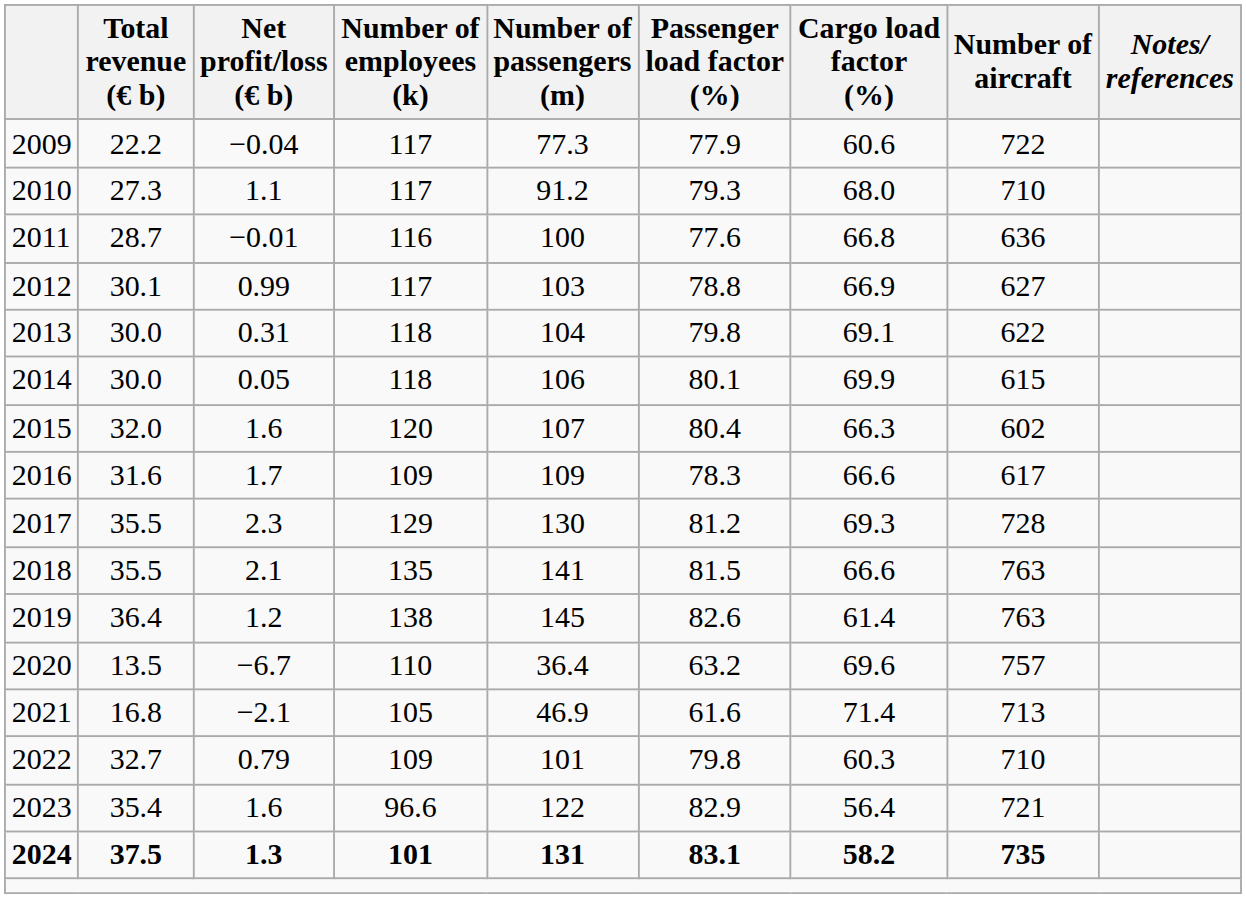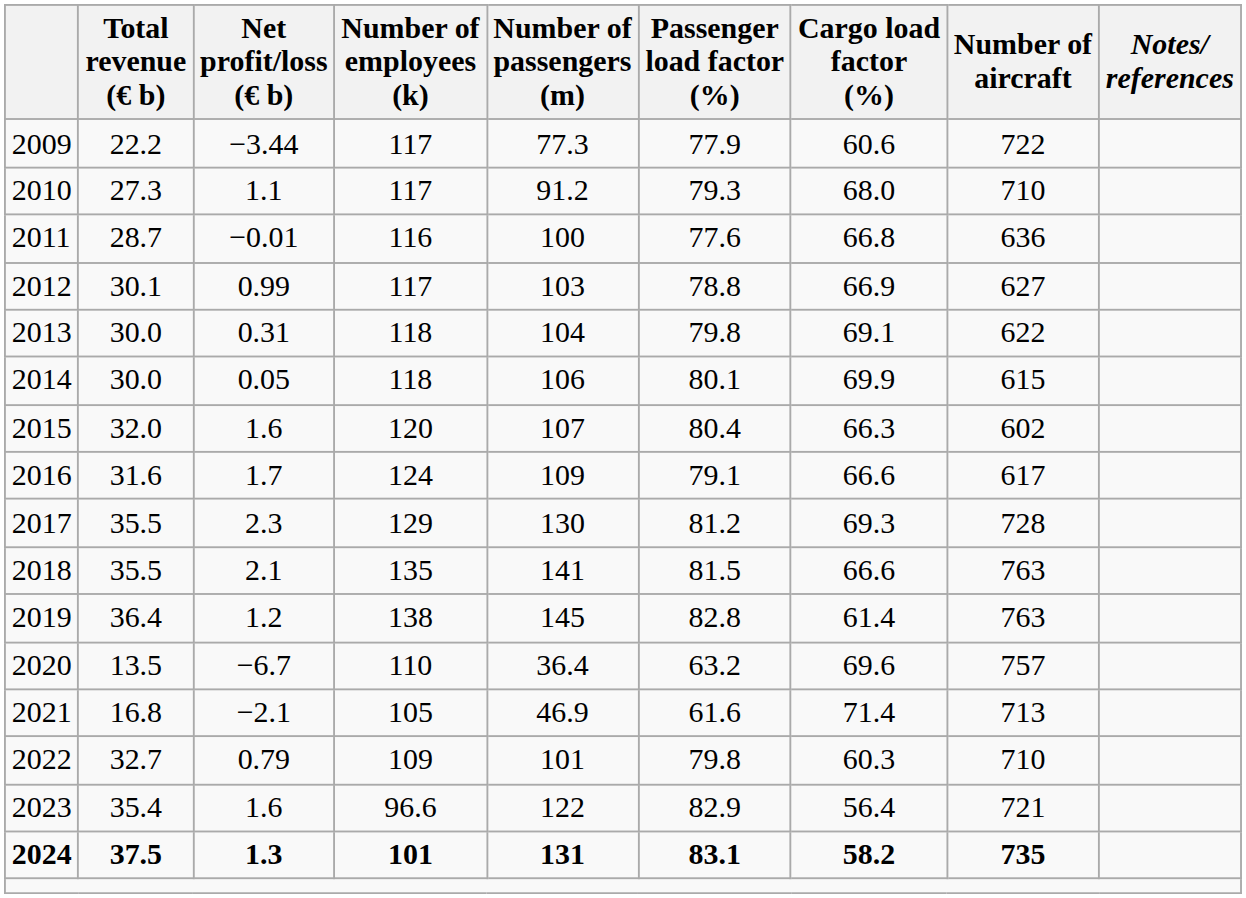(264, 142) −0.04 -> (264, 142) −3.44
(410, 475) 109 -> (410, 475) 124
(715, 475) 78.3 -> (715, 475) 79.1
(715, 617) 82.6 -> (715, 617) 82.8
